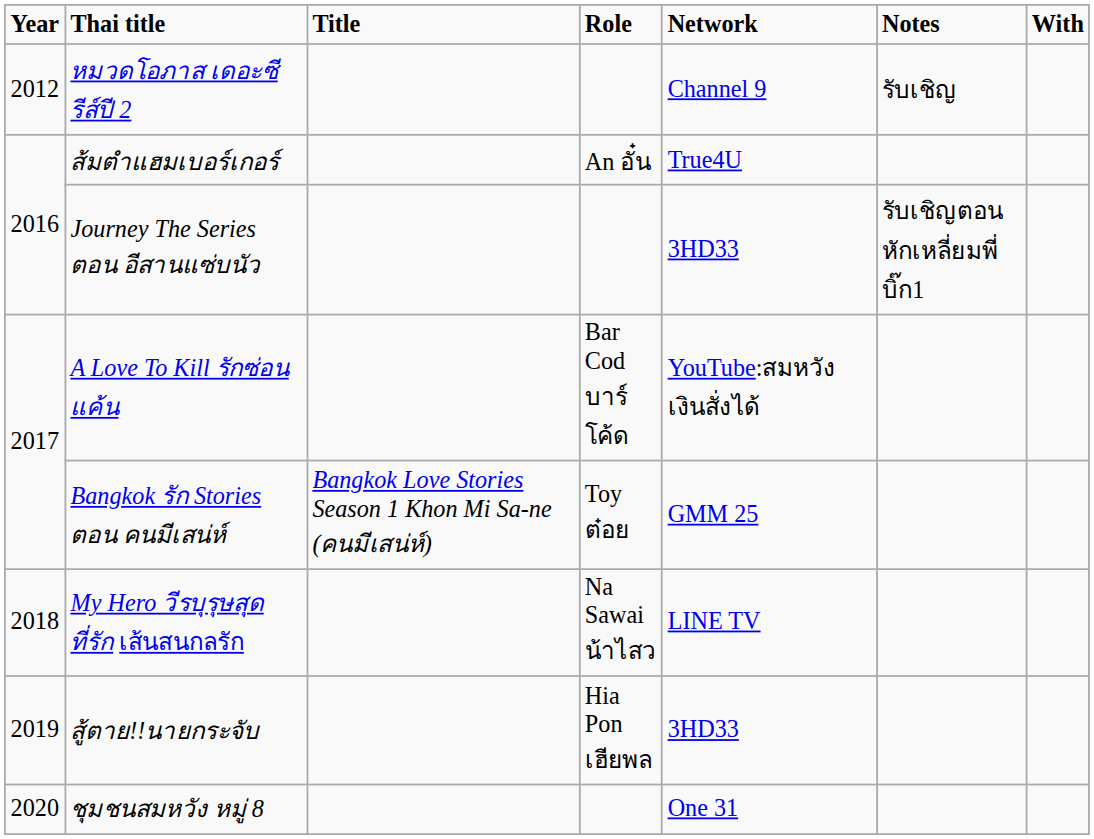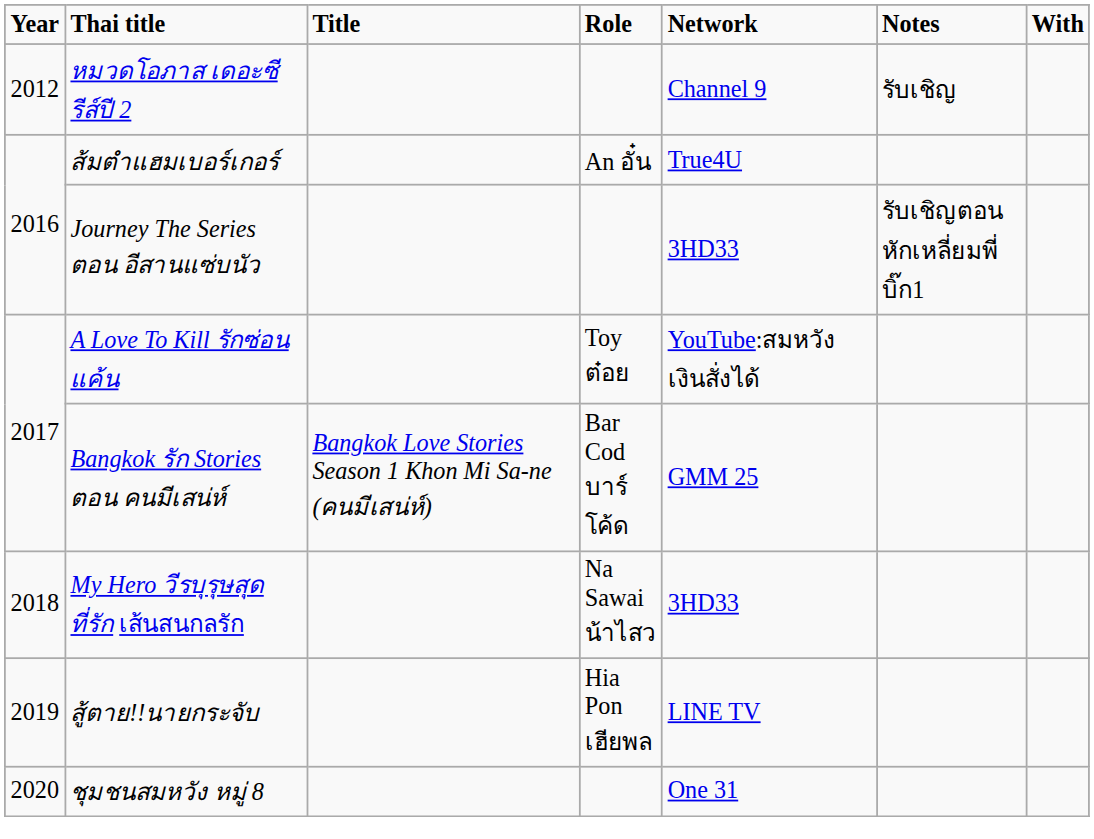(607, 384) Bar Cod บาร์โค้ด -> (607, 356) Toy ต๋อย
(607, 512) Toy ต๋อย -> (607, 474) Bar Cod บาร์โค้ด
(714, 621) LINE TV -> (703, 603) 3HD33
(703, 729) 3HD33 -> (714, 711) LINE TV
